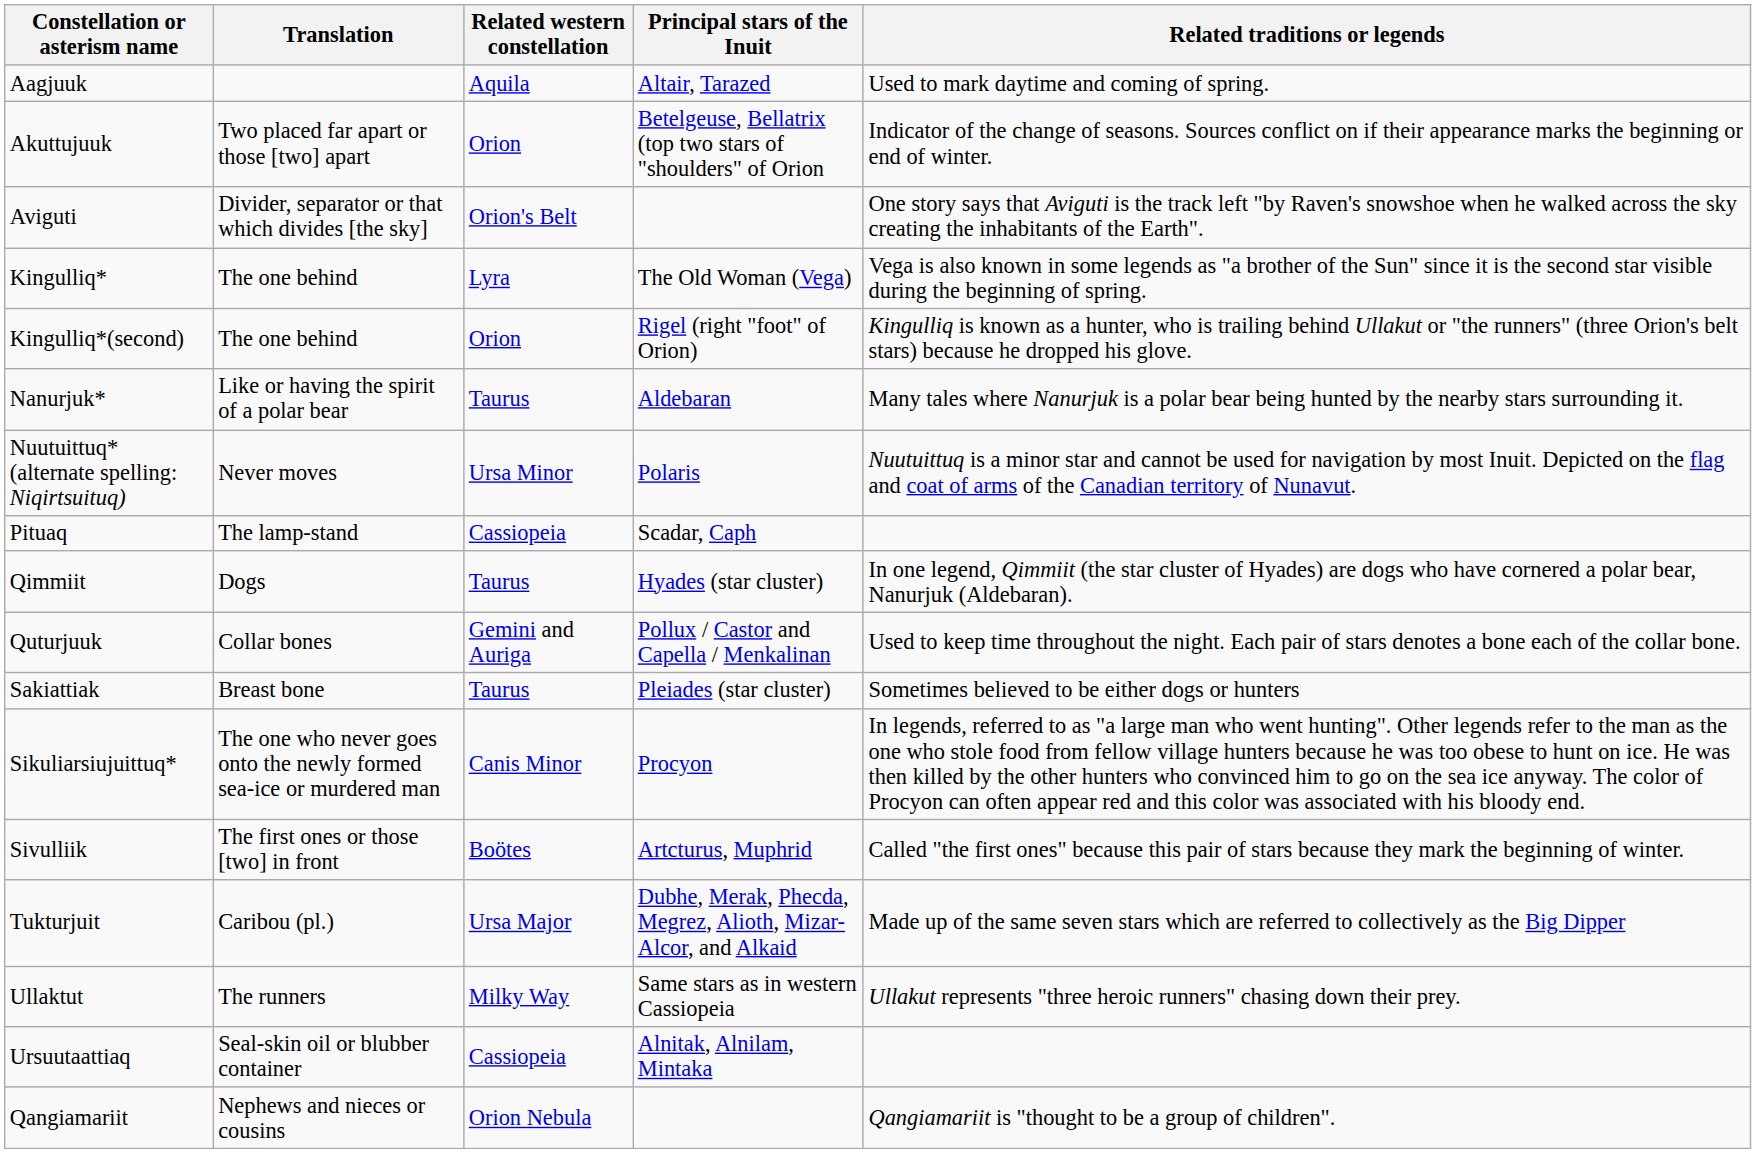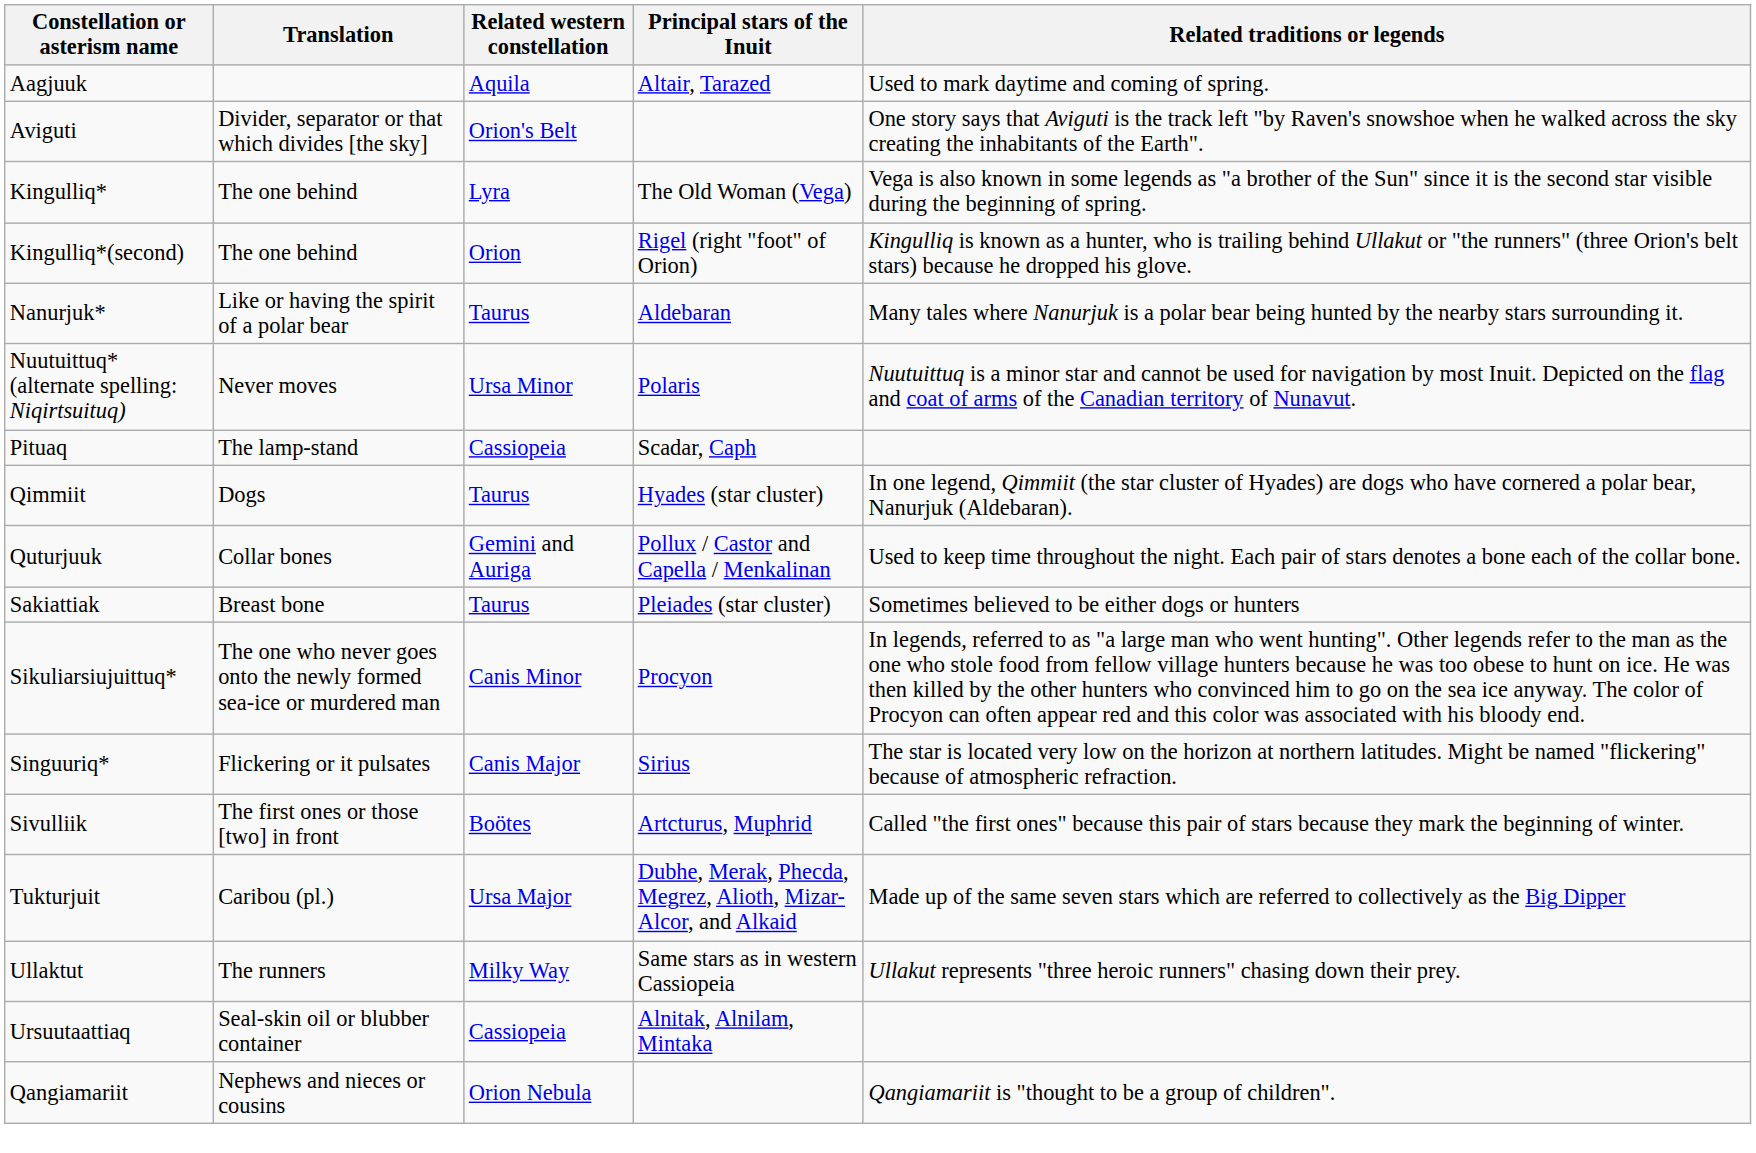- row: (61, 143)
+ row: (60, 763)
